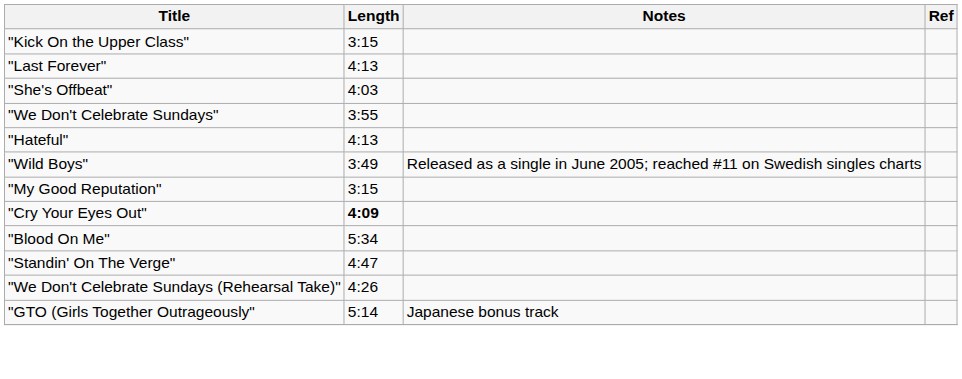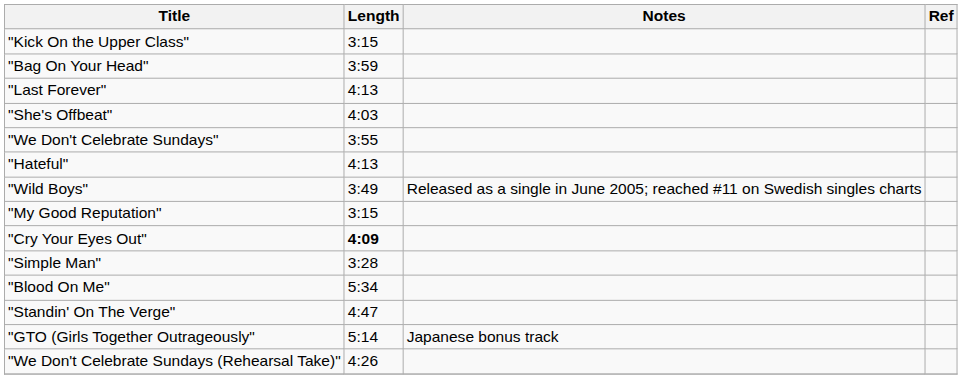+ row: (78, 66)
+ row: (55, 262)
rows swapped: (131, 312) <-> (174, 287)
